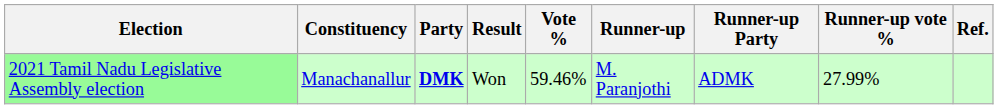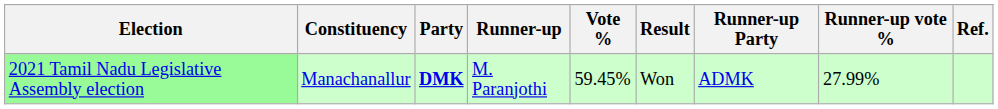columns swapped: (497, 29) <-> (643, 29)
(558, 78) 59.46% -> (603, 78) 59.45%
